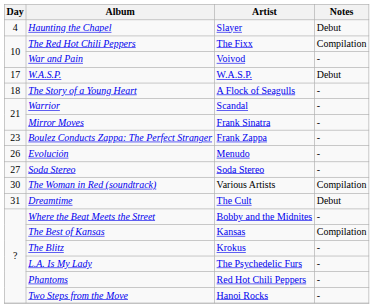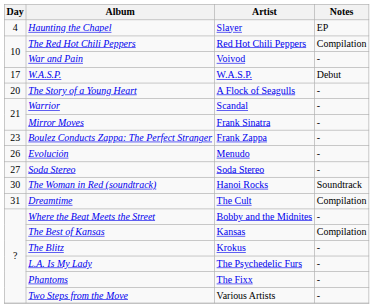(329, 28) Debut -> (323, 28) EP
(235, 43) The Fixx -> (261, 43) Red Hot Chili Peppers
(15, 91) 18 -> (15, 91) 20
(246, 185) Various Artists -> (242, 185) Hanoi Rocks
(342, 185) Compilation -> (339, 185) Soundtrack
(329, 201) Debut -> (342, 201) Compilation
(261, 279) Red Hot Chili Peppers -> (235, 279) The Fixx
(242, 295) Hanoi Rocks -> (246, 295) Various Artists
